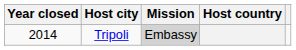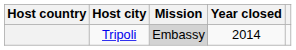columns swapped: (242, 14) <-> (43, 14)
